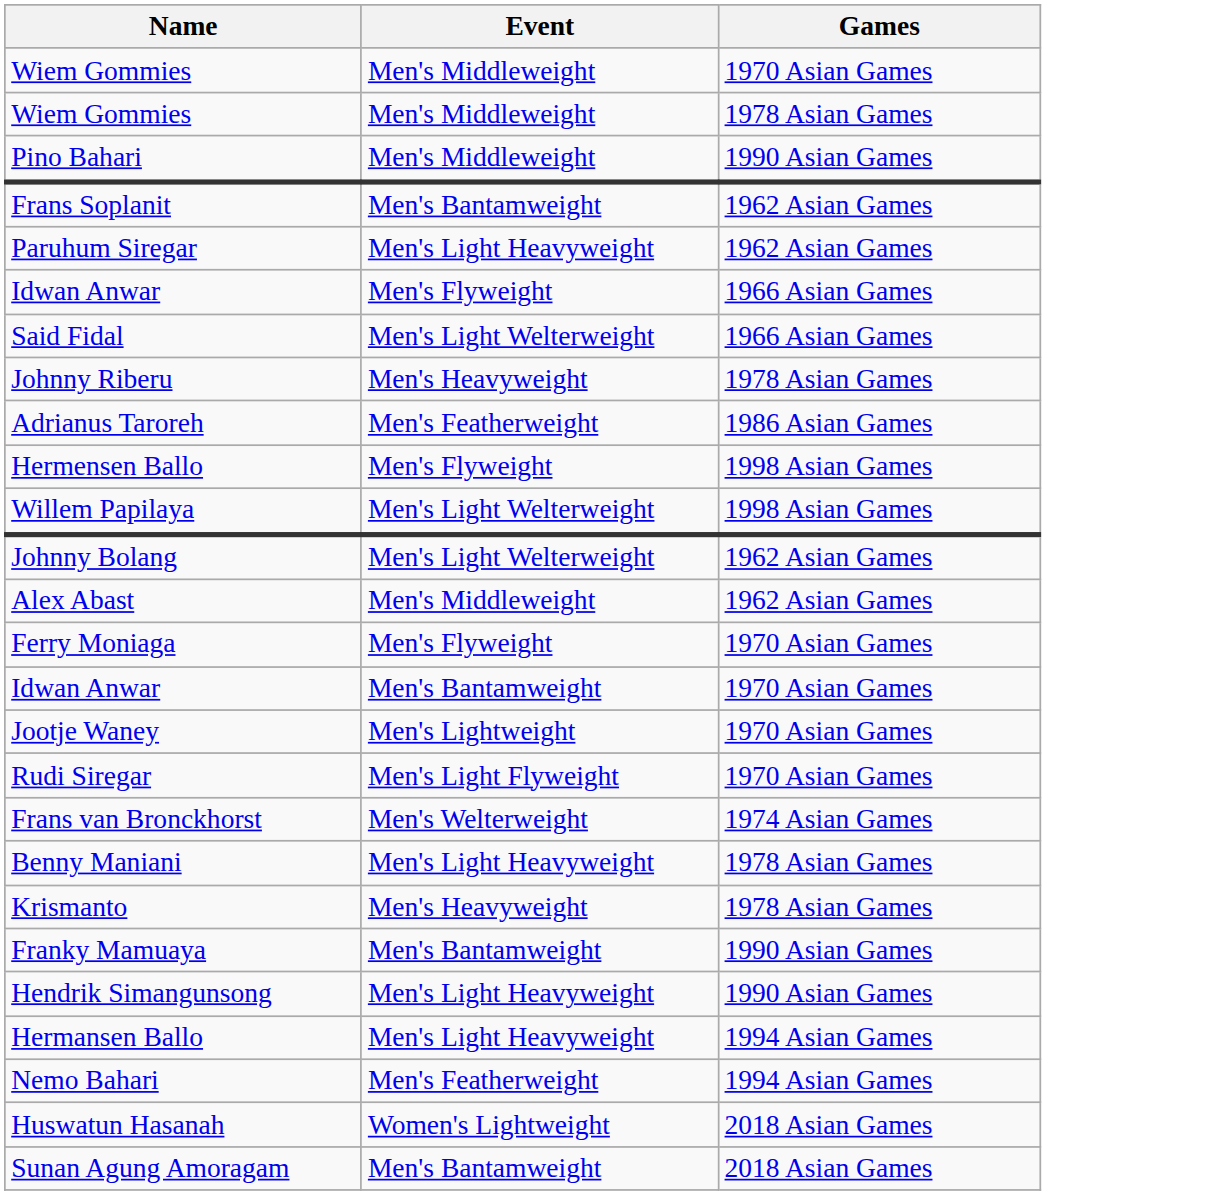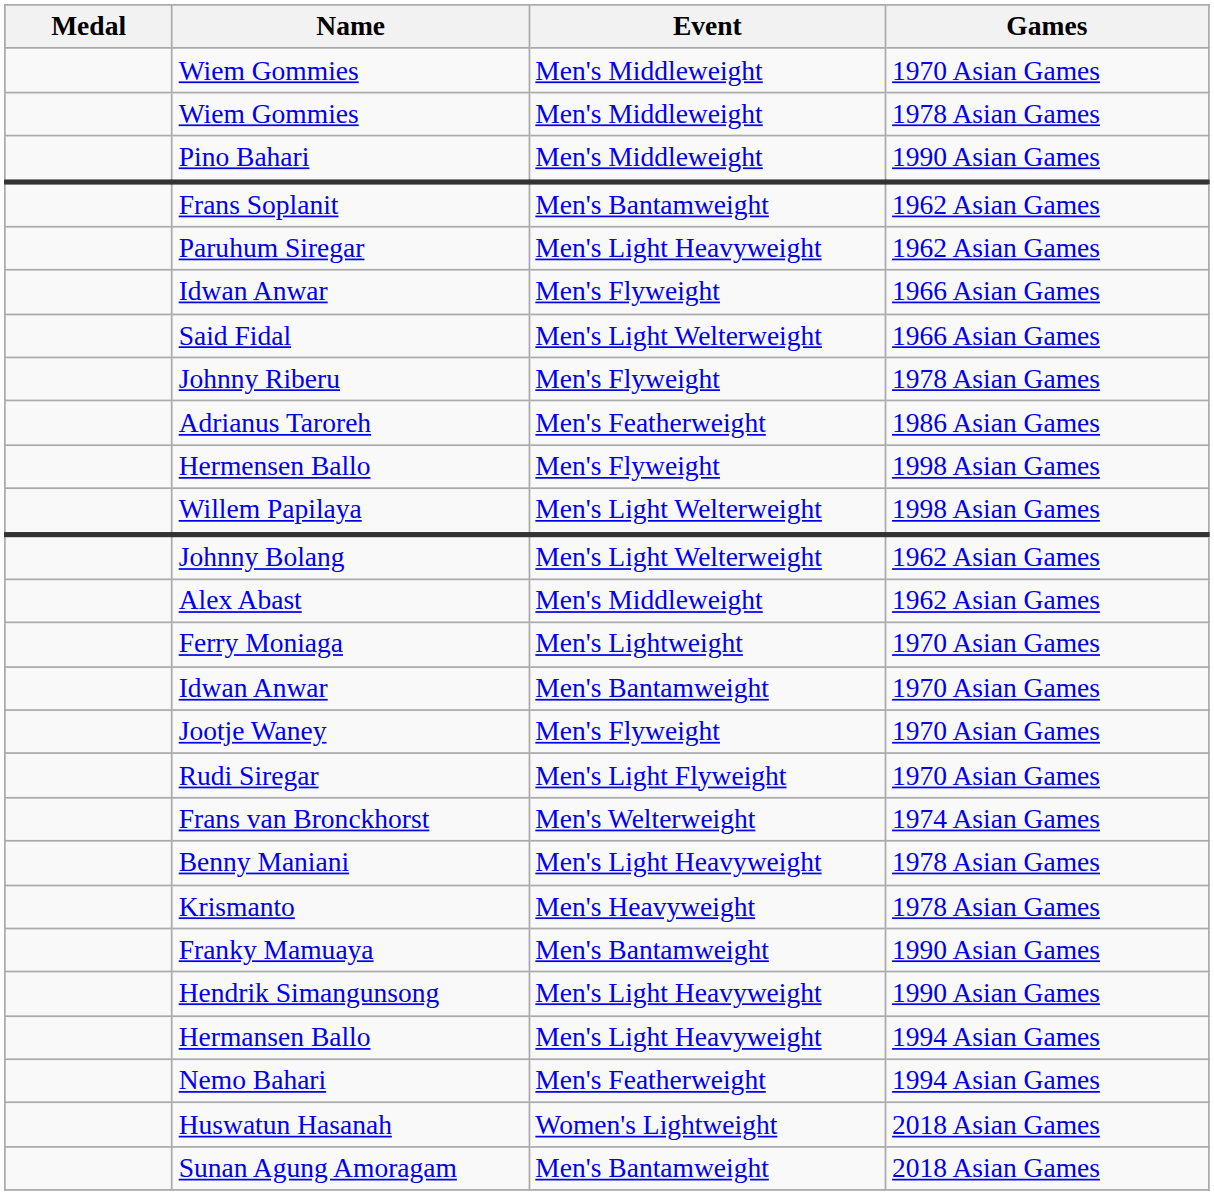+ column: (89, 26)
(478, 378) Men's Heavyweight -> (628, 378) Men's Flyweight
(460, 644) Men's Flyweight -> (639, 644) Men's Lightweight
(472, 731) Men's Lightweight -> (628, 731) Men's Flyweight
